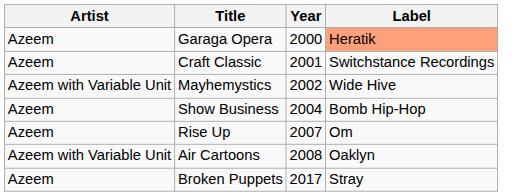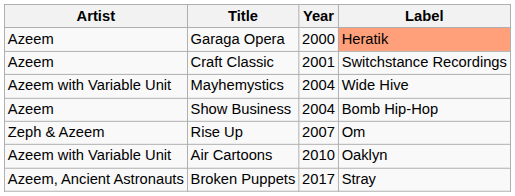(306, 86) 2002 -> (318, 86) 2004
(31, 132) Azeem -> (56, 132) Zeph & Azeem
(306, 156) 2008 -> (318, 156) 2010
(31, 179) Azeem -> (96, 179) Azeem, Ancient Astronauts
